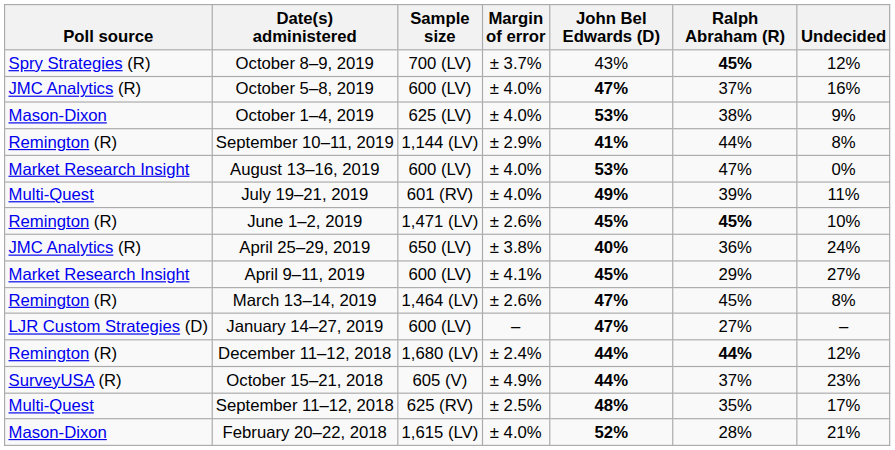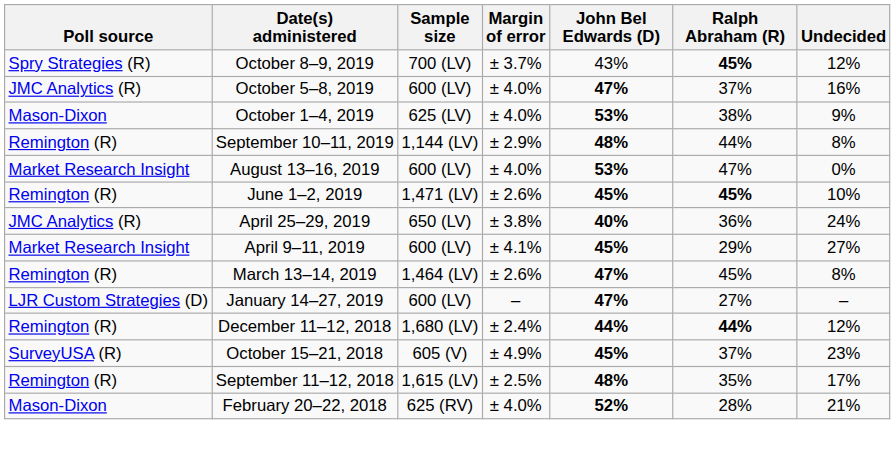(611, 142) 41% -> (611, 142) 48%
- row: (305, 195)
(611, 380) 44% -> (611, 353) 45%
(51, 406) Multi-Quest -> (63, 380) Remington (R)
(440, 406) 625 (RV) -> (440, 380) 1,615 (LV)
(440, 433) 1,615 (LV) -> (440, 406) 625 (RV)
